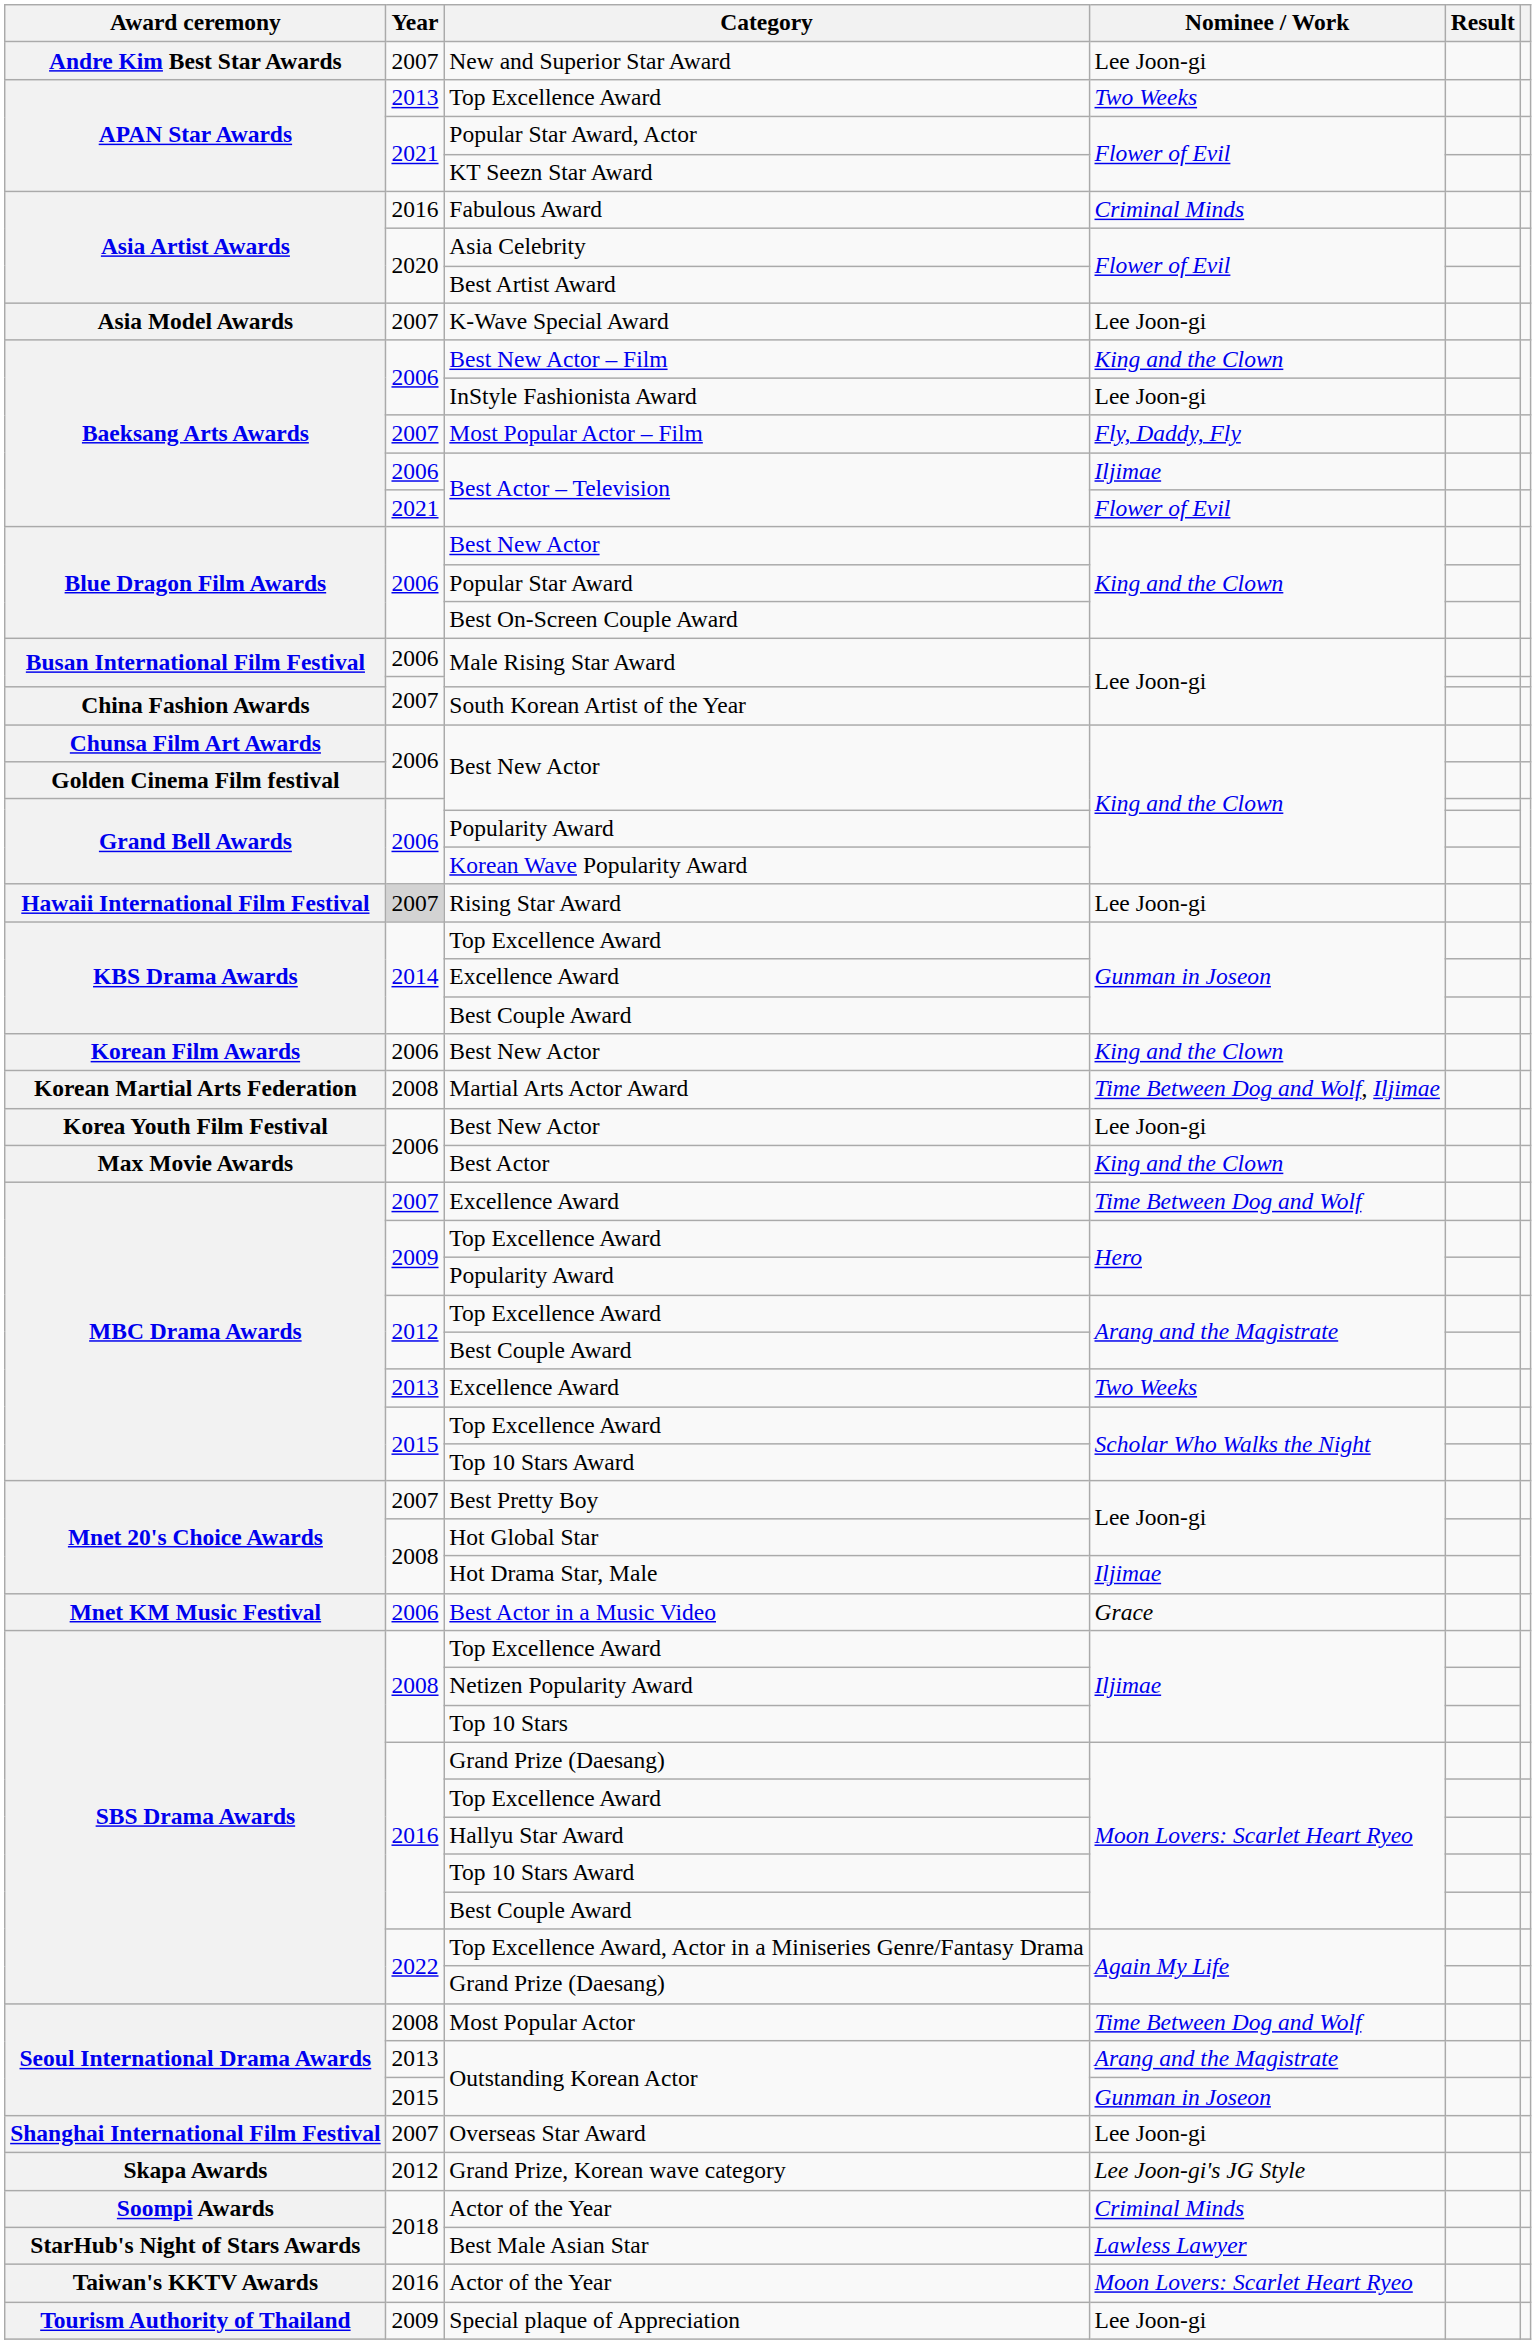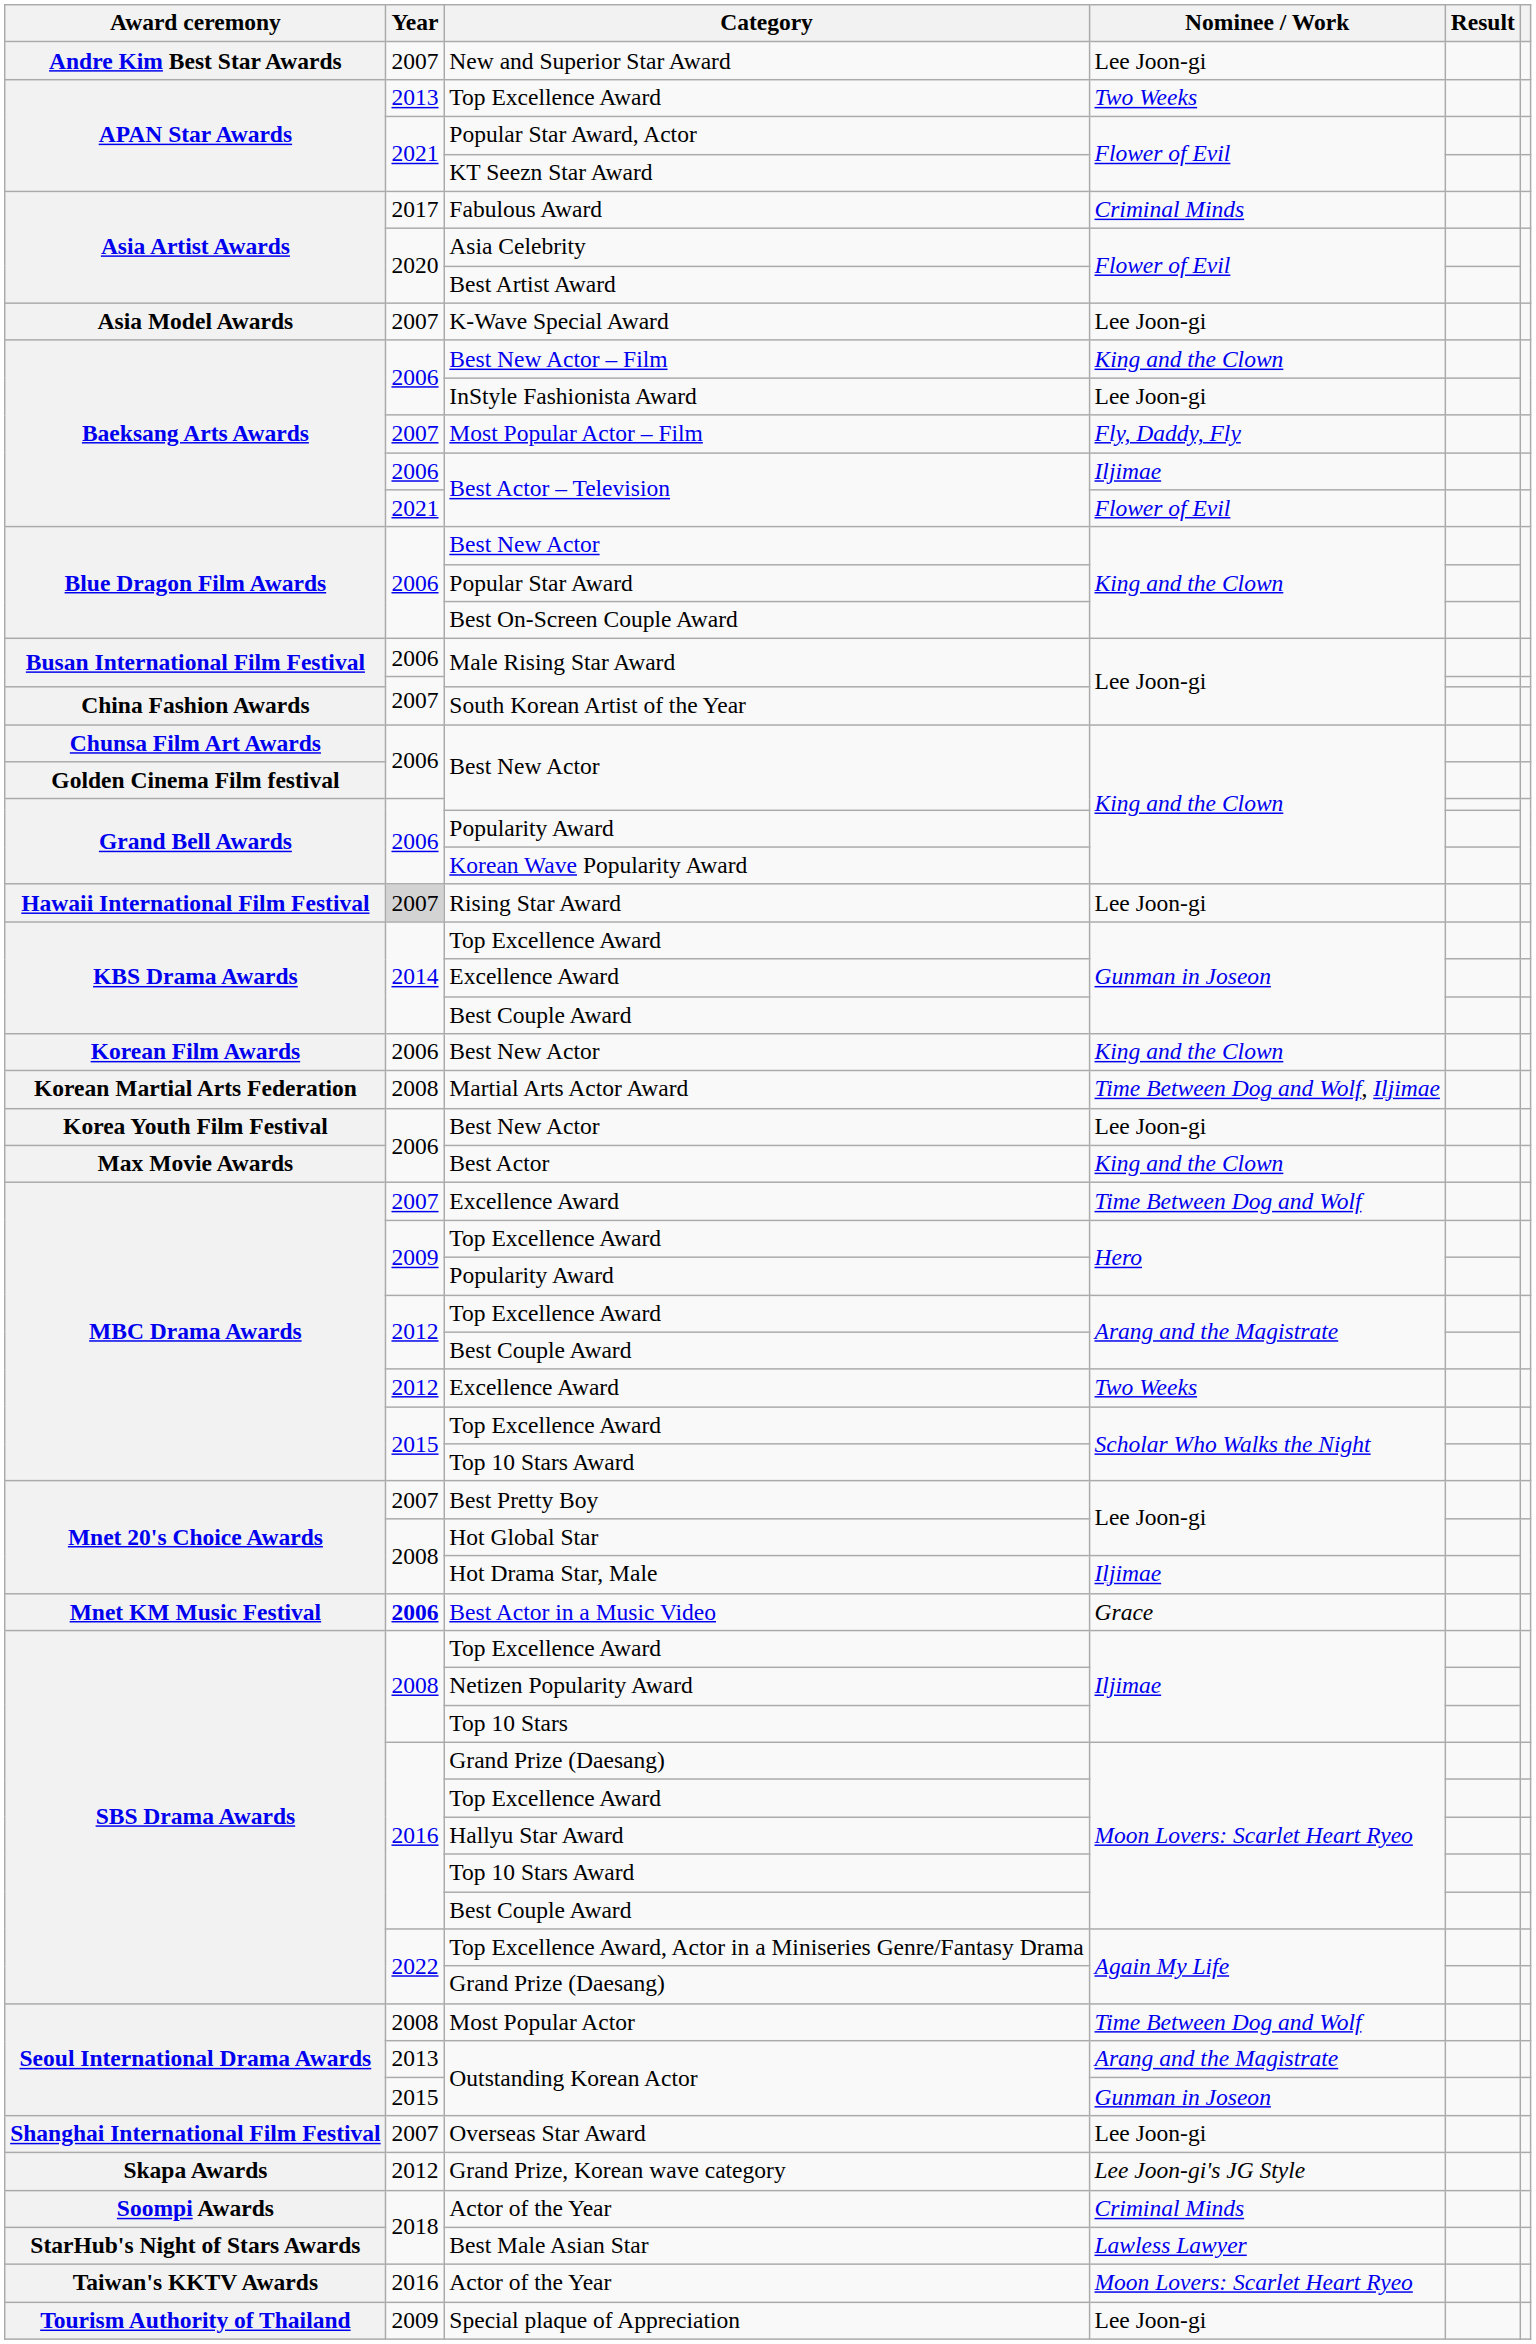(415, 209) 2016 -> (415, 209) 2017
(415, 1387) 2013 -> (415, 1387) 2012
(415, 1611) normal -> (415, 1611) bold
